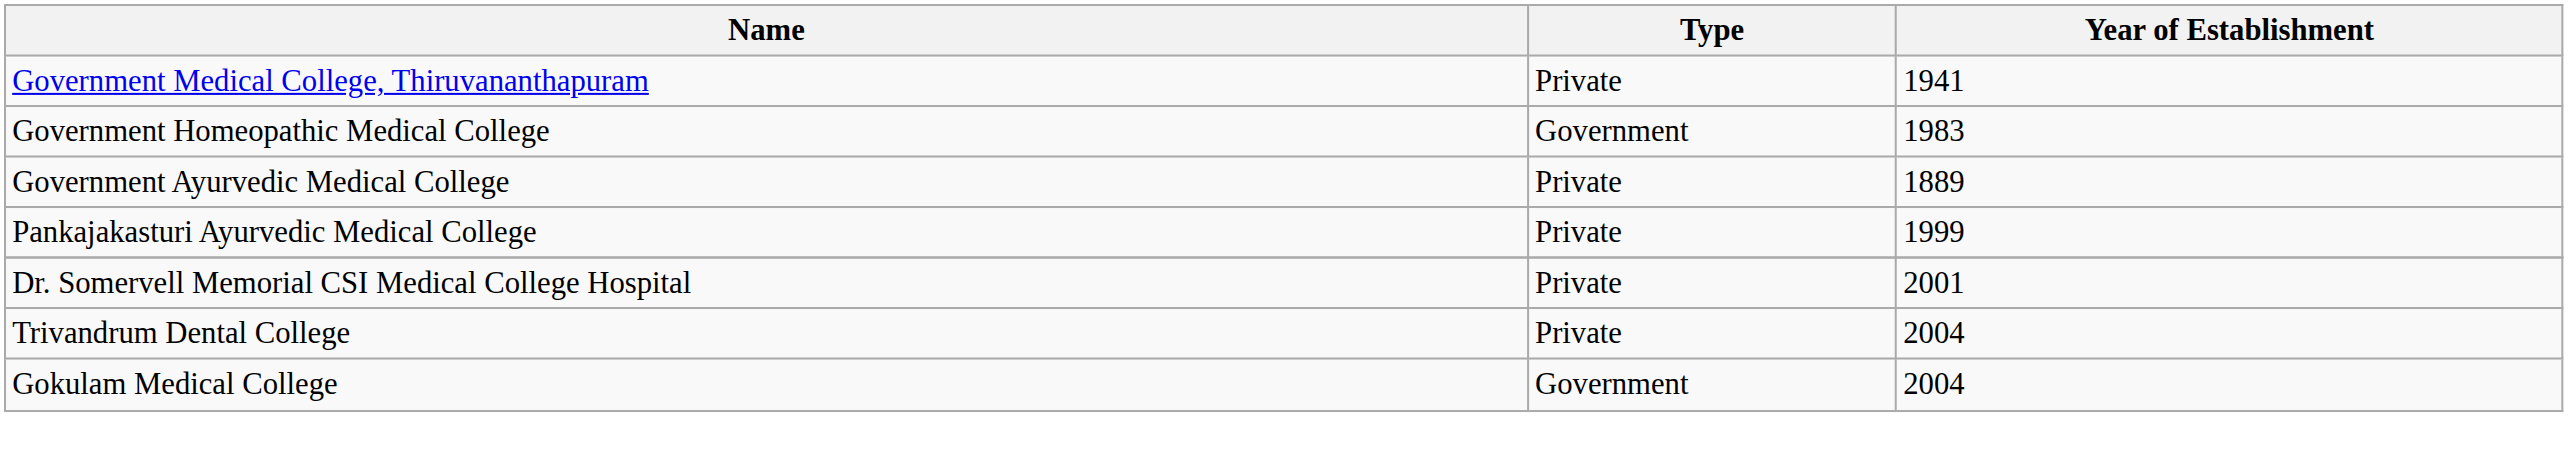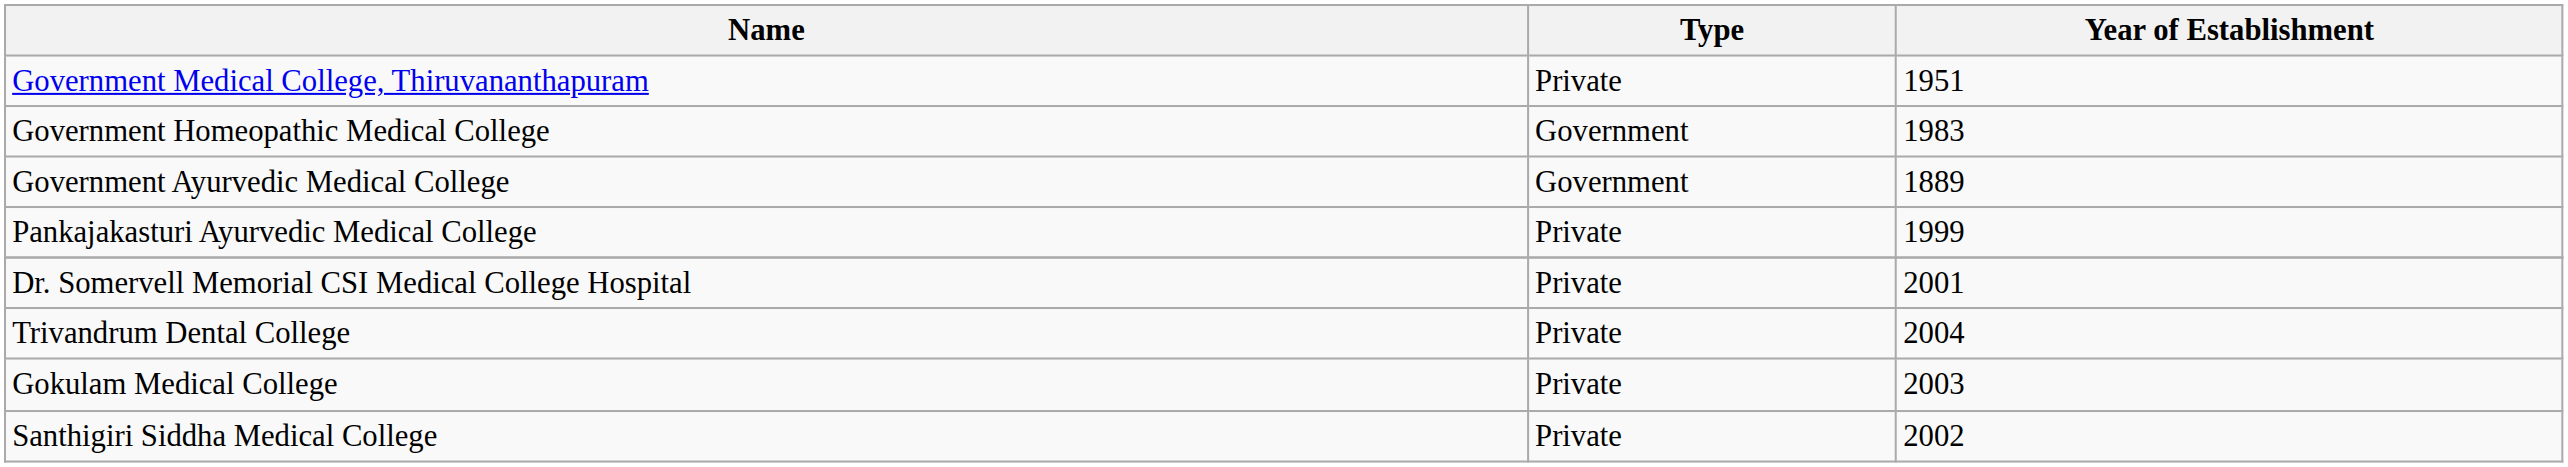(1934, 80) 1941 -> (1934, 80) 1951
(1579, 181) Private -> (1612, 181) Government
(1612, 384) Government -> (1579, 384) Private
(1934, 384) 2004 -> (1934, 384) 2003
+ row: (225, 435)
